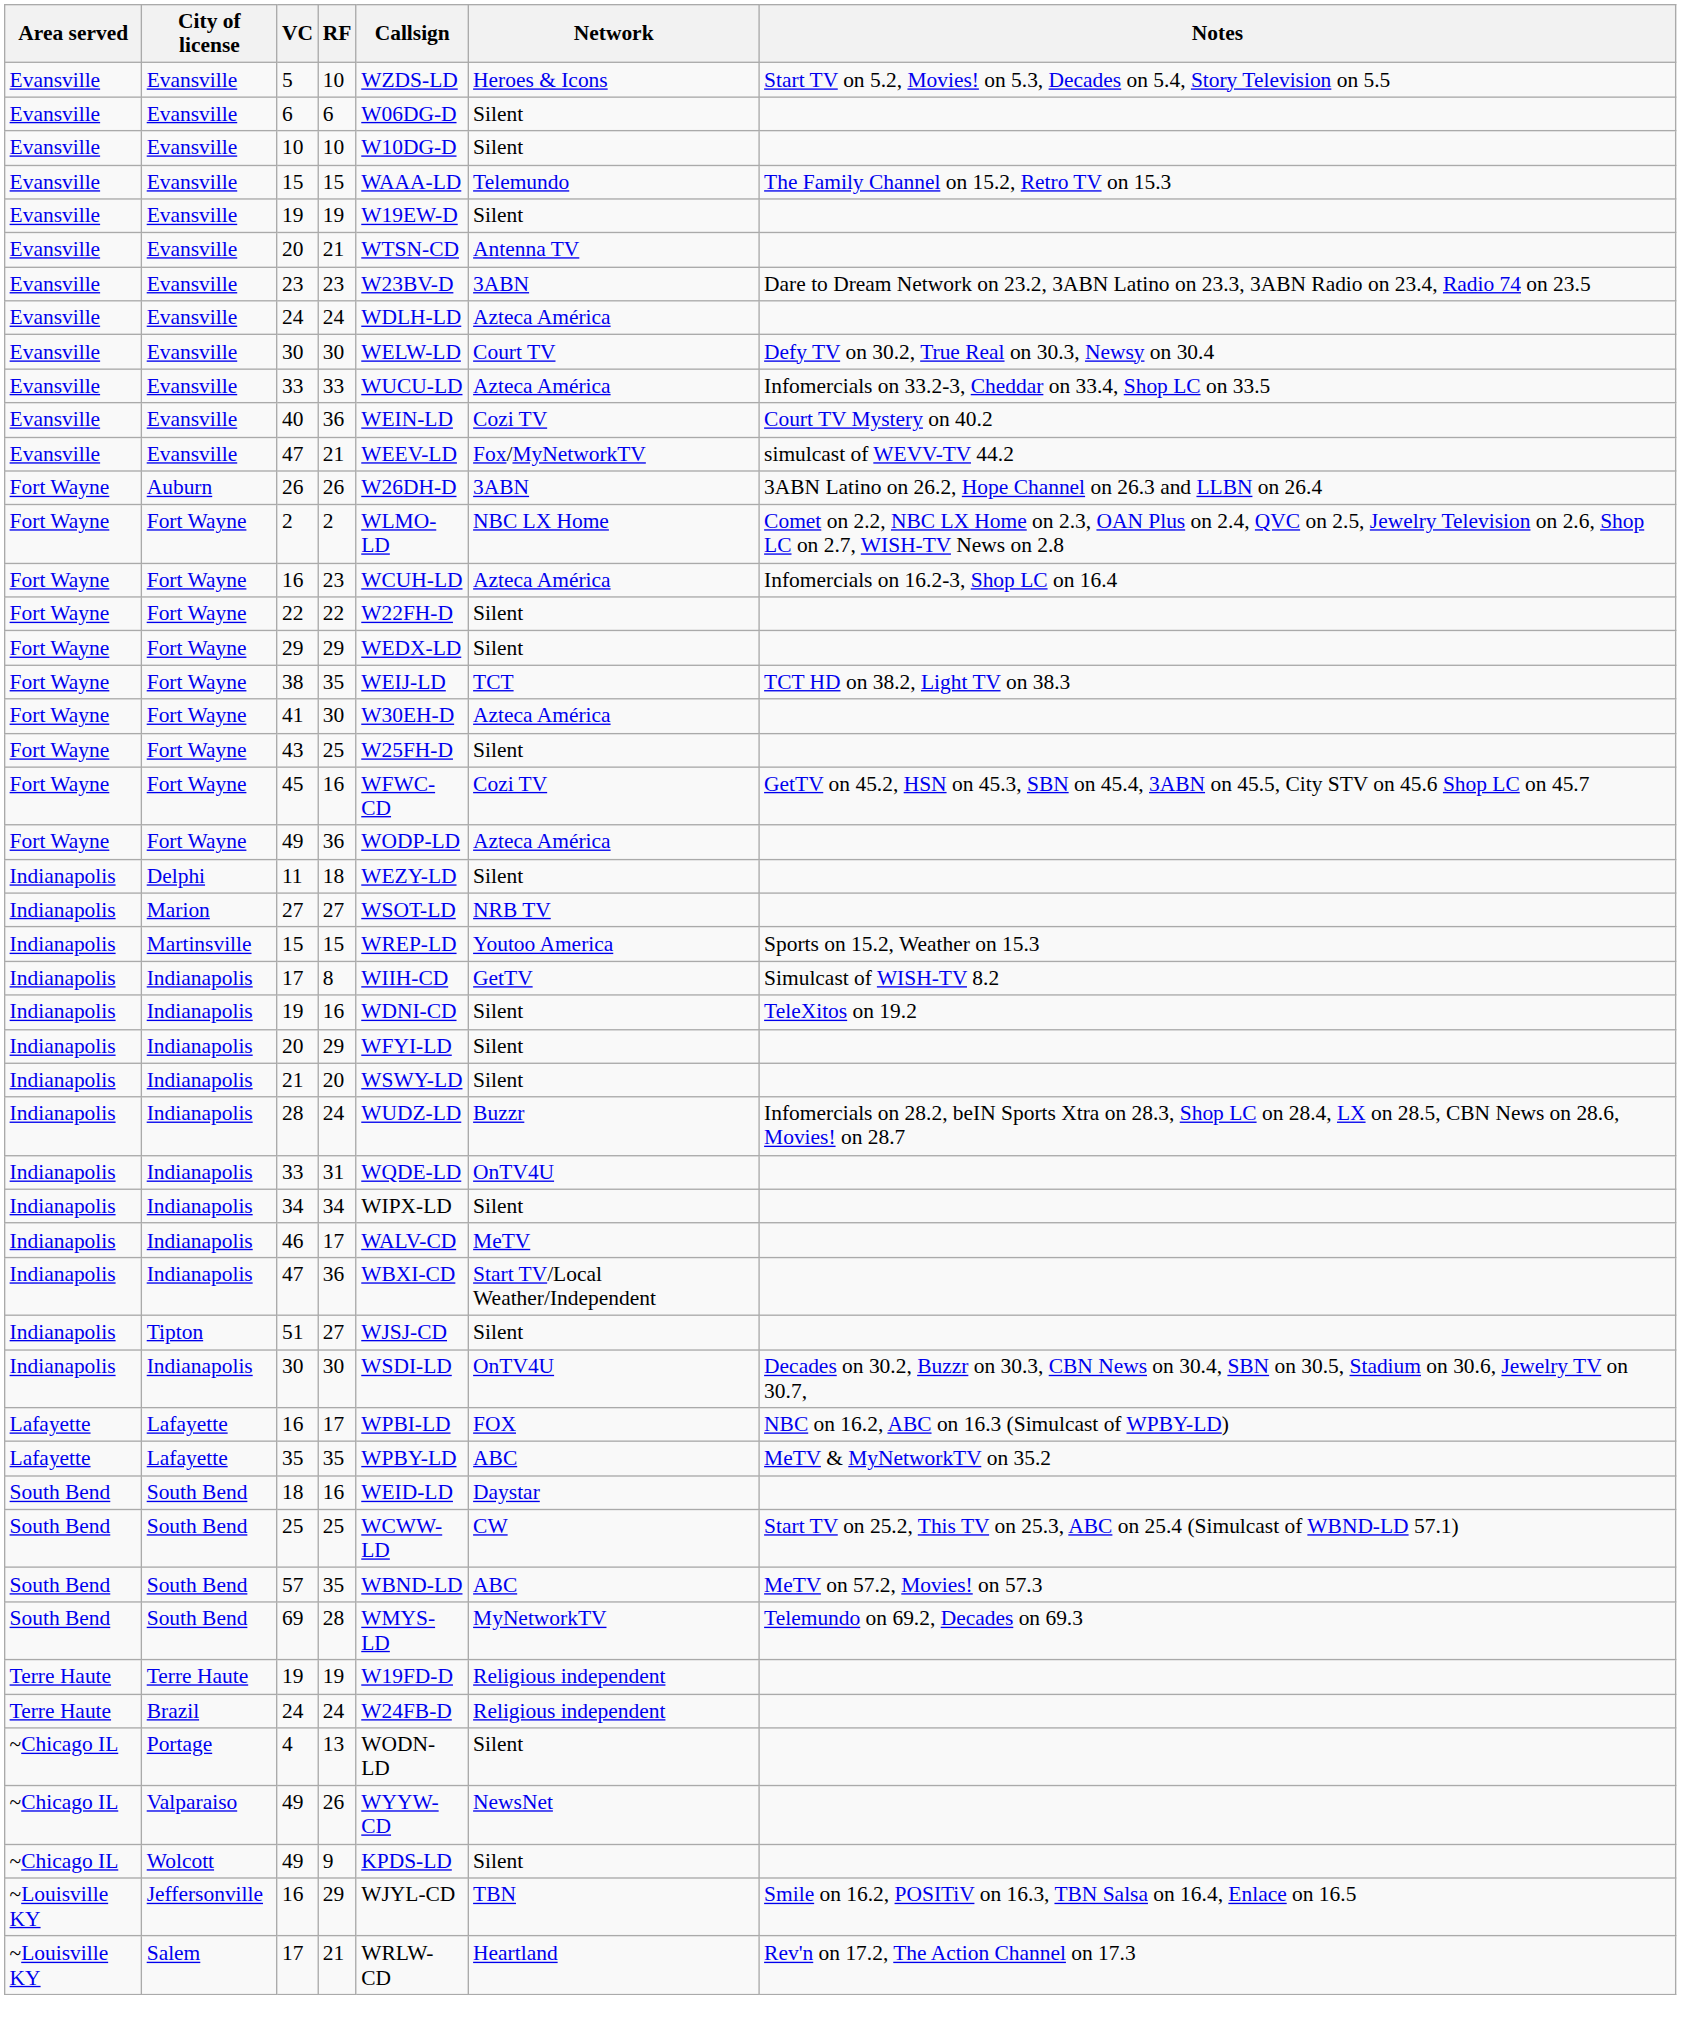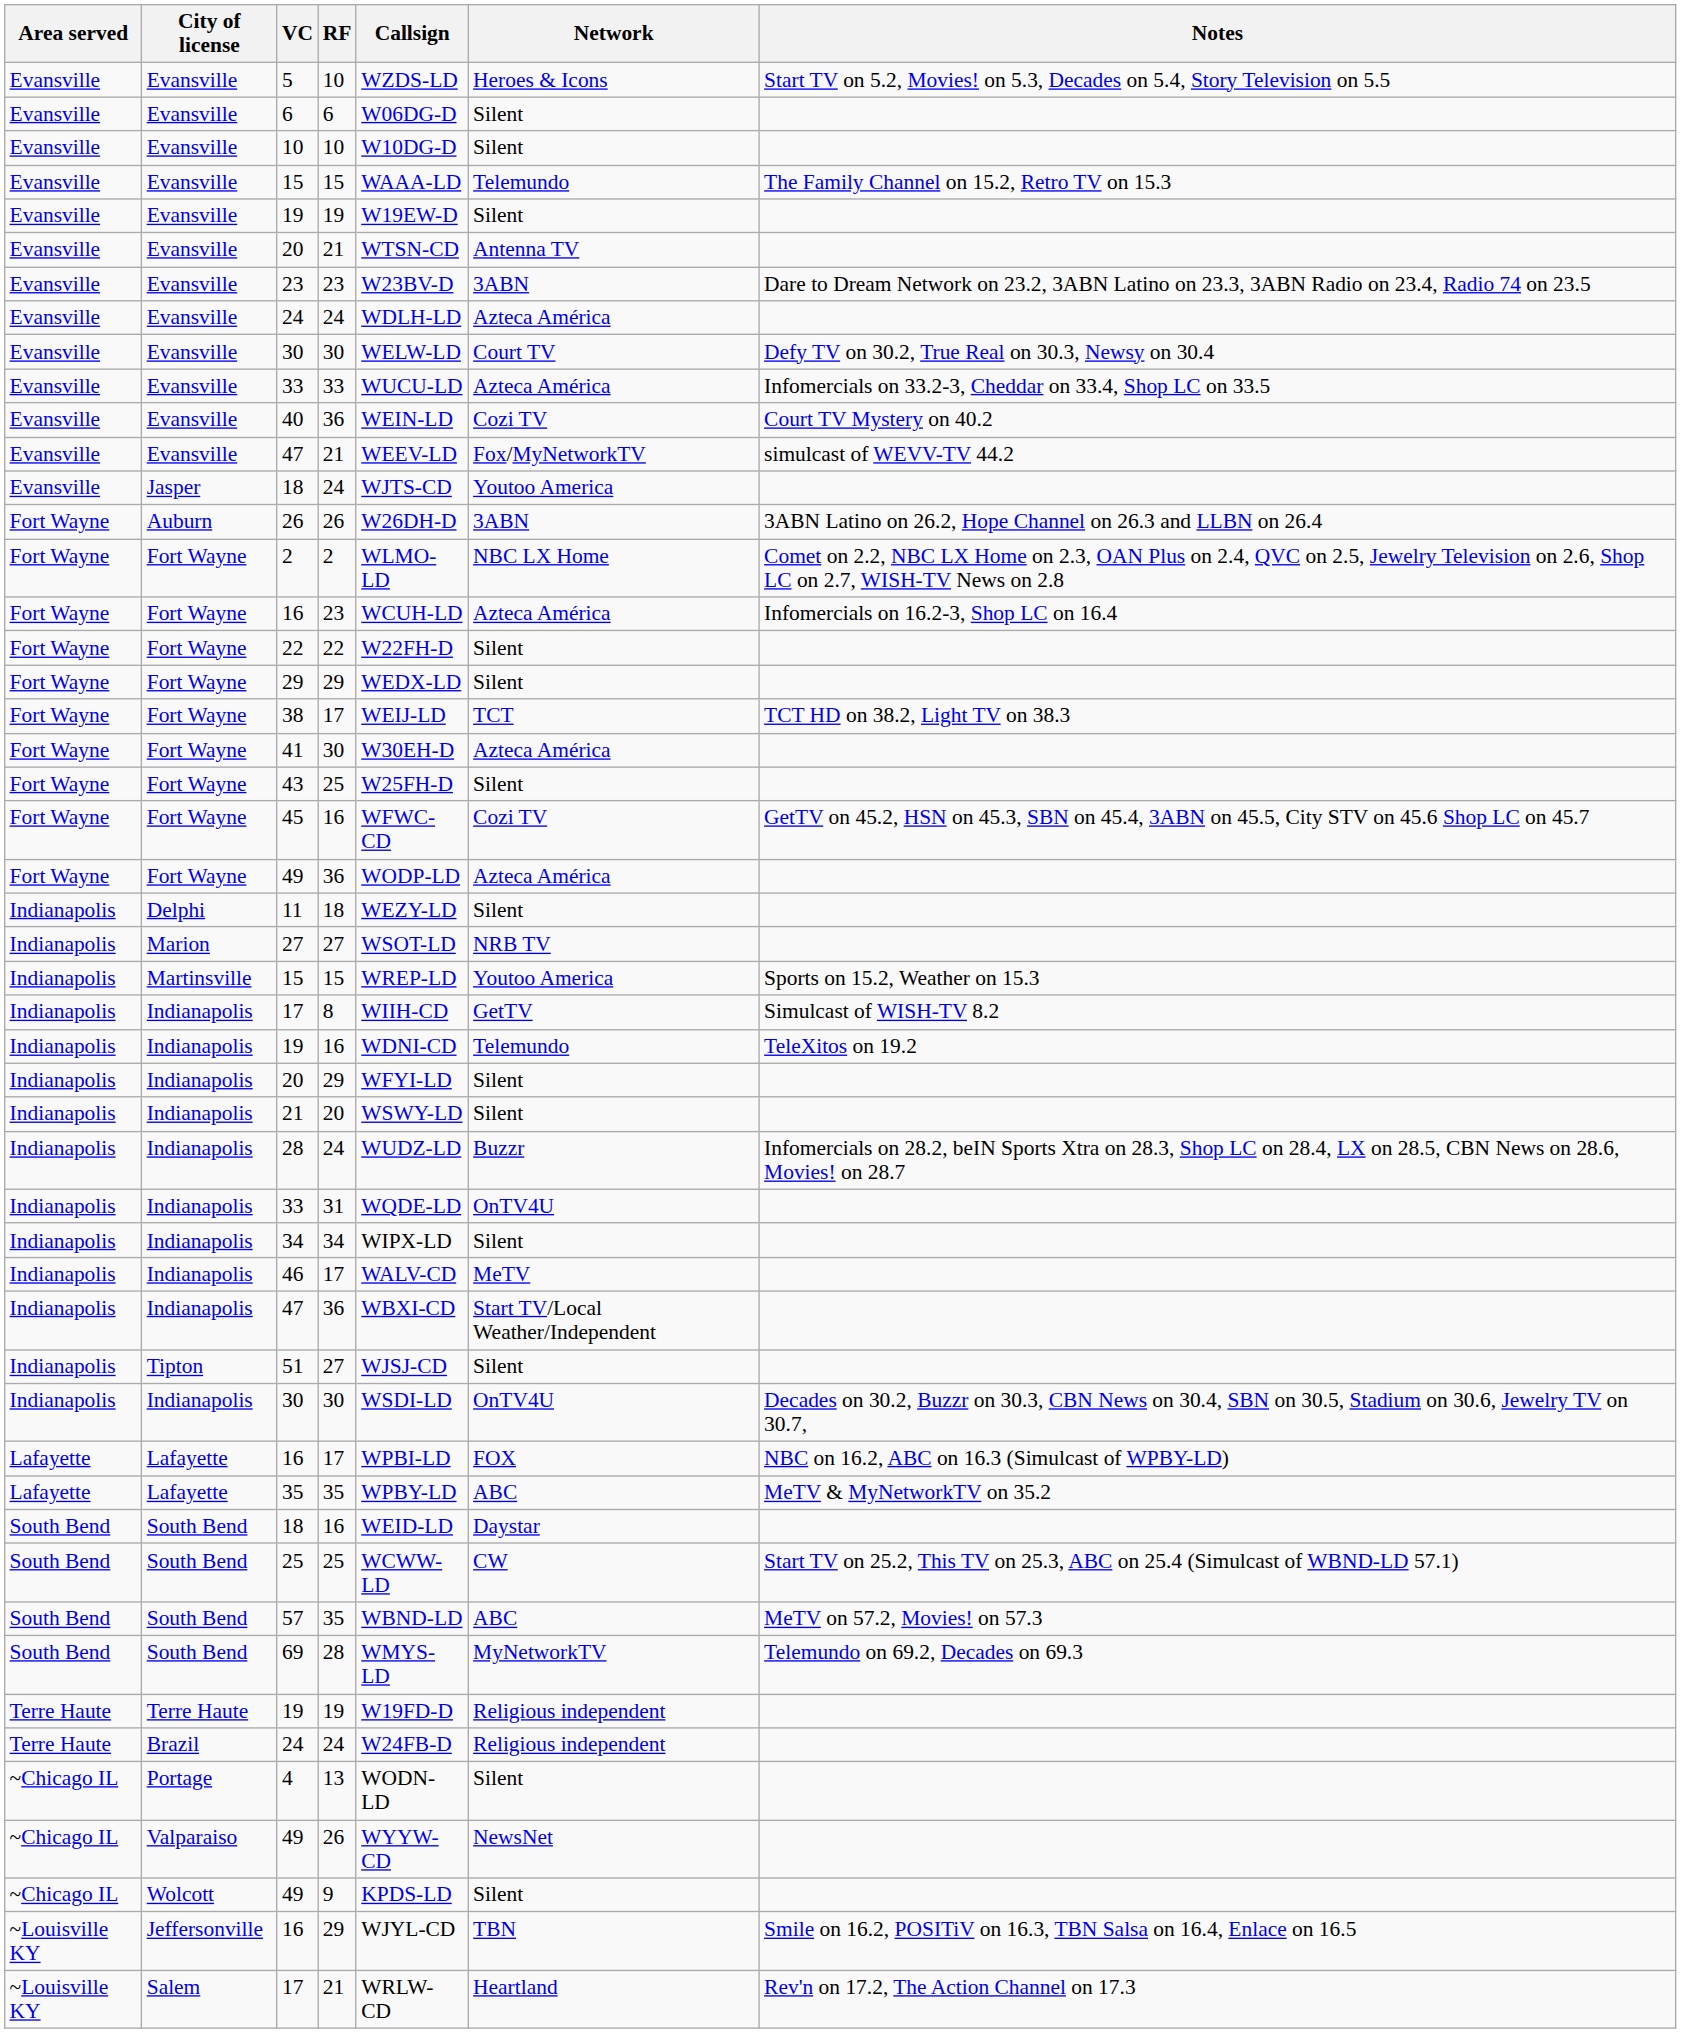+ row: (173, 487)
(334, 681) 35 -> (334, 715) 17
(498, 1011) Silent -> (521, 1045) Telemundo
